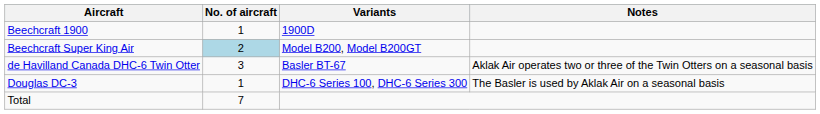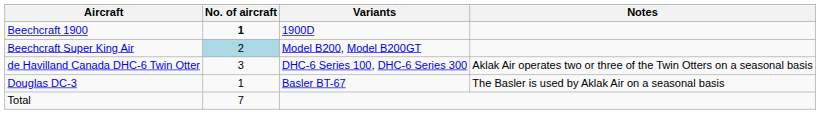(241, 30) normal -> (241, 30) bold
(314, 65) Basler BT-67 -> (375, 65) DHC-6 Series 100, DHC-6 Series 300
(375, 83) DHC-6 Series 100, DHC-6 Series 300 -> (314, 83) Basler BT-67
